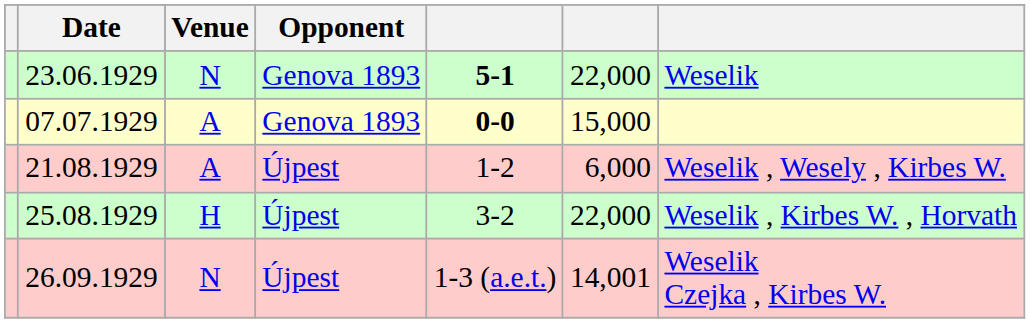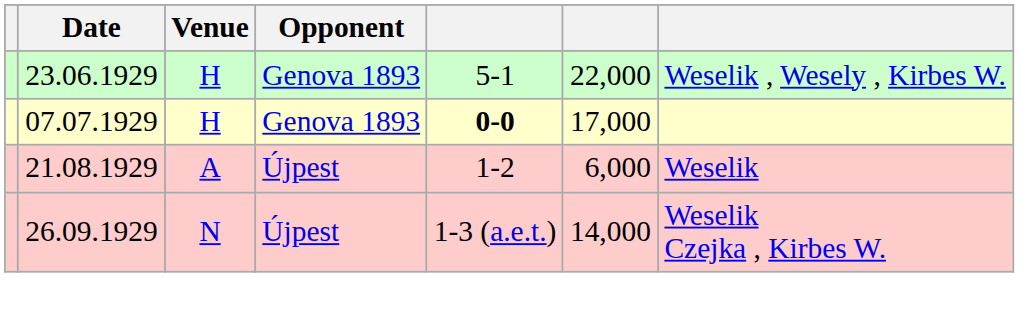(210, 74) N -> (210, 74) H
(495, 74) bold -> (495, 74) normal
(711, 74) Weselik -> (835, 74) Weselik , Wesely , Kirbes W.
(210, 121) A -> (210, 121) H
(610, 121) 15,000 -> (610, 121) 17,000
(835, 167) Weselik , Wesely , Kirbes W. -> (711, 167) Weselik
- row: (92, 214)
(610, 277) 14,001 -> (610, 231) 14,000
